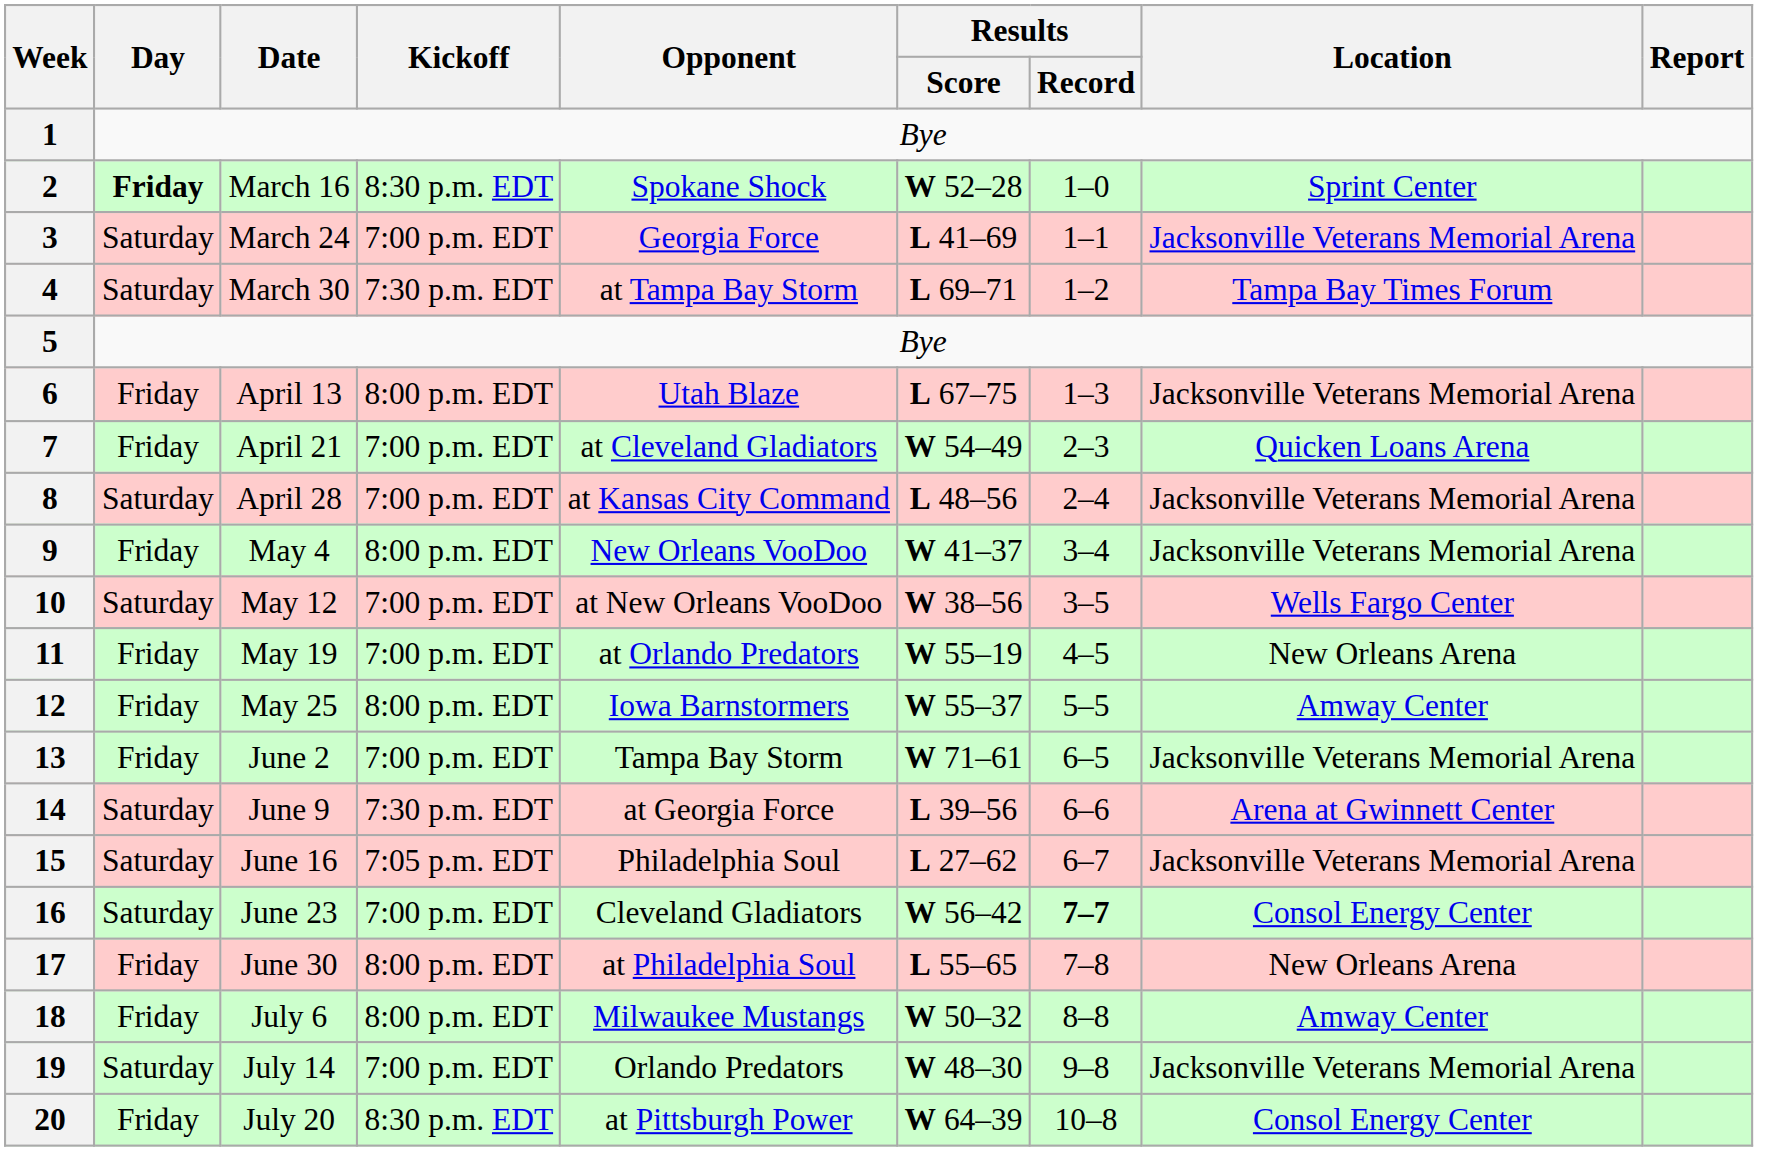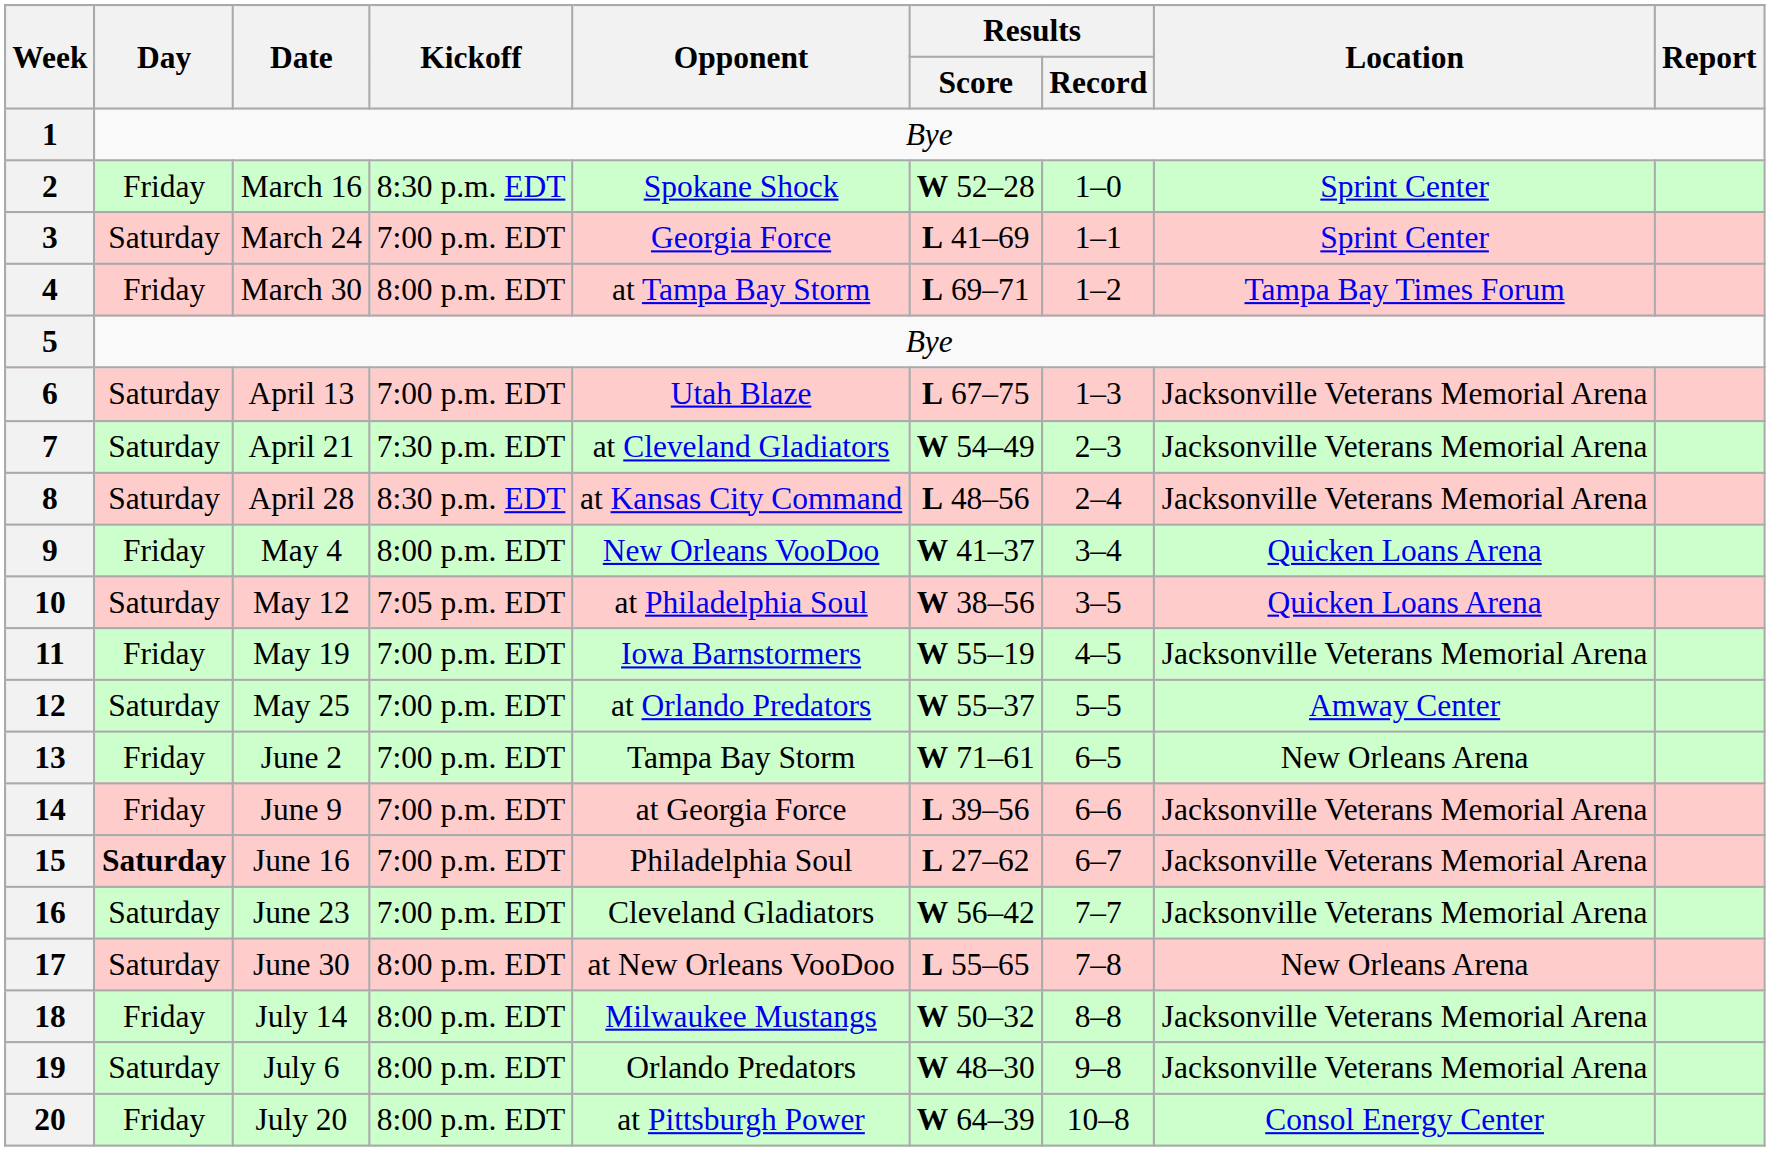(158, 186) bold -> (164, 186) normal
(1392, 238) Jacksonville Veterans Memorial Arena -> (1405, 238) Sprint Center
(158, 290) Saturday -> (164, 290) Friday
(459, 290) 7:30 p.m. EDT -> (471, 290) 8:00 p.m. EDT
(158, 393) Friday -> (164, 393) Saturday
(459, 393) 8:00 p.m. EDT -> (471, 393) 7:00 p.m. EDT
(158, 445) Friday -> (164, 445) Saturday
(459, 445) 7:00 p.m. EDT -> (471, 445) 7:30 p.m. EDT
(1392, 445) Quicken Loans Arena -> (1405, 445) Jacksonville Veterans Memorial Arena
(459, 497) 7:00 p.m. EDT -> (471, 497) 8:30 p.m. EDT
(1392, 549) Jacksonville Veterans Memorial Arena -> (1405, 549) Quicken Loans Arena
(459, 601) 7:00 p.m. EDT -> (471, 601) 7:05 p.m. EDT
(729, 601) at New Orleans VooDoo -> (741, 601) at Philadelphia Soul
(1392, 601) Wells Fargo Center -> (1405, 601) Quicken Loans Arena
(729, 653) at Orlando Predators -> (741, 653) Iowa Barnstormers
(1392, 653) New Orleans Arena -> (1405, 653) Jacksonville Veterans Memorial Arena
(158, 705) Friday -> (164, 705) Saturday
(459, 705) 8:00 p.m. EDT -> (471, 705) 7:00 p.m. EDT
(729, 705) Iowa Barnstormers -> (741, 705) at Orlando Predators
(1392, 756) Jacksonville Veterans Memorial Arena -> (1405, 756) New Orleans Arena
(158, 808) Saturday -> (164, 808) Friday
(459, 808) 7:30 p.m. EDT -> (471, 808) 7:00 p.m. EDT
(1392, 808) Arena at Gwinnett Center -> (1405, 808) Jacksonville Veterans Memorial Arena
(158, 860) normal -> (164, 860) bold
(459, 860) 7:05 p.m. EDT -> (471, 860) 7:00 p.m. EDT
(1086, 912) bold -> (1098, 912) normal
(1392, 912) Consol Energy Center -> (1405, 912) Jacksonville Veterans Memorial Arena
(158, 964) Friday -> (164, 964) Saturday
(729, 964) at Philadelphia Soul -> (741, 964) at New Orleans VooDoo
(289, 1016) July 6 -> (301, 1016) July 14
(1392, 1016) Amway Center -> (1405, 1016) Jacksonville Veterans Memorial Arena
(289, 1068) July 14 -> (301, 1068) July 6
(459, 1068) 7:00 p.m. EDT -> (471, 1068) 8:00 p.m. EDT
(459, 1120) 8:30 p.m. EDT -> (471, 1120) 8:00 p.m. EDT
